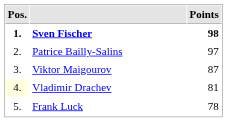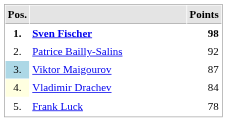(213, 51) 97 -> (213, 51) 92
(17, 69) no background -> (17, 69) lightblue background
(213, 88) 81 -> (213, 88) 84
